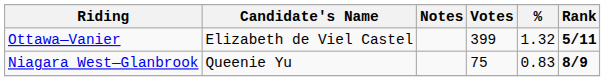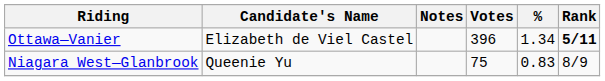(483, 40) 399 -> (483, 40) 396
(538, 40) 1.32 -> (538, 40) 1.34
(575, 63) bold -> (575, 63) normal
